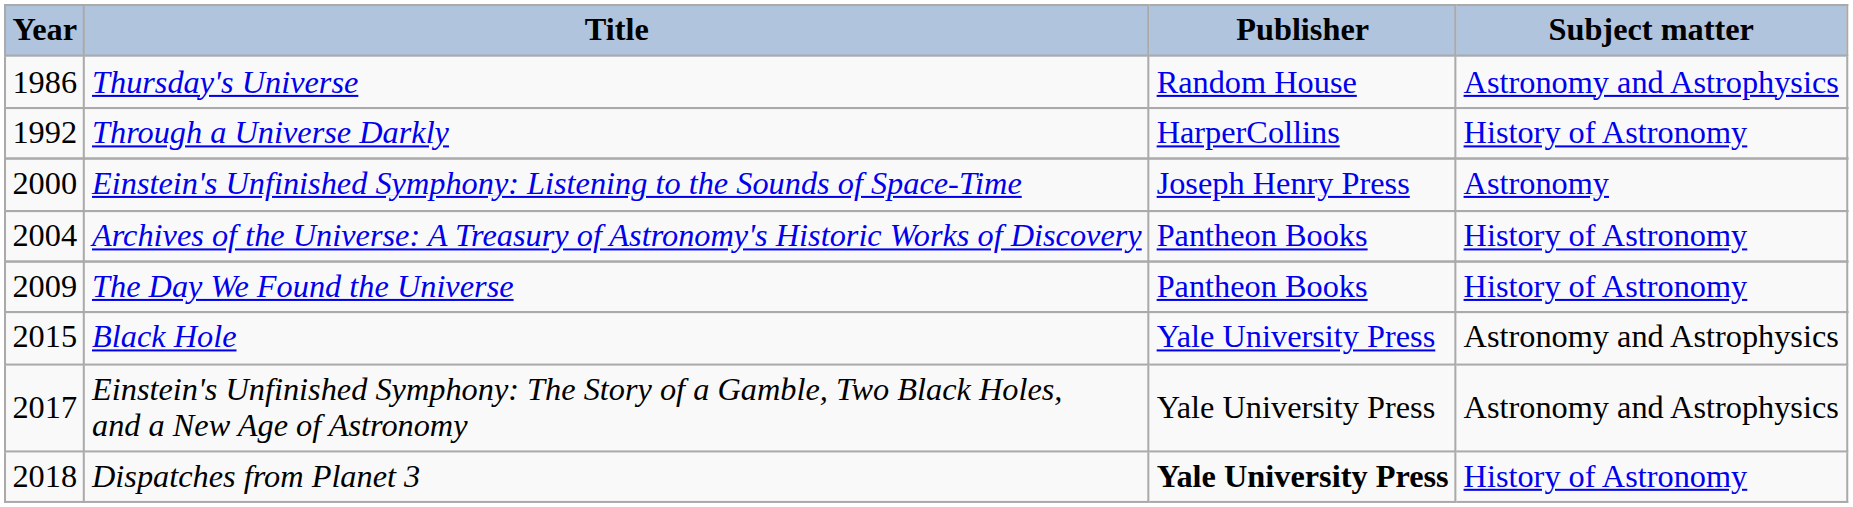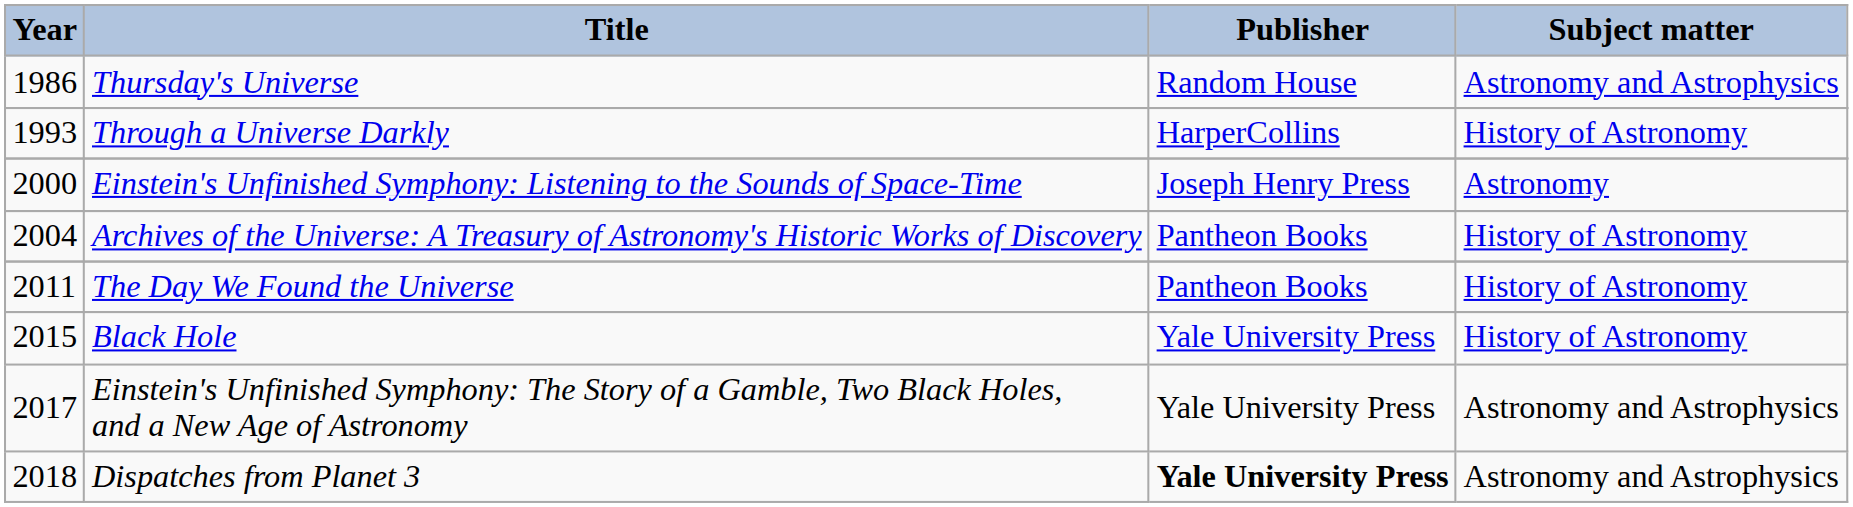(45, 132) 1992 -> (45, 132) 1993
(45, 286) 2009 -> (44, 286) 2011
(1651, 337) Astronomy and Astrophysics -> (1605, 337) History of Astronomy
(1605, 476) History of Astronomy -> (1651, 476) Astronomy and Astrophysics
